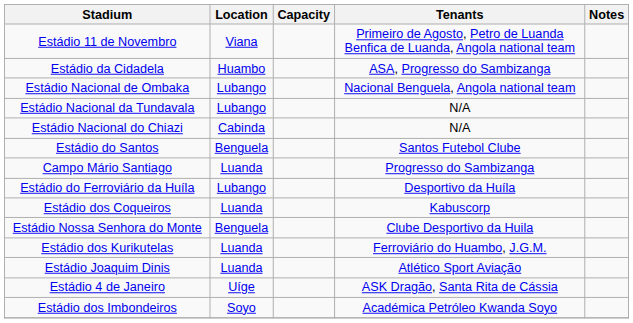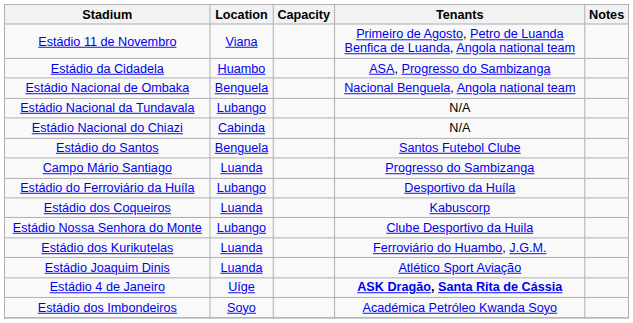(241, 88) Lubango -> (241, 88) Benguela
(241, 227) Benguela -> (241, 227) Lubango
(460, 287) normal -> (460, 287) bold
